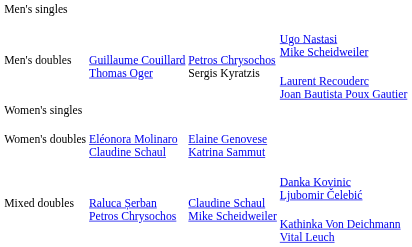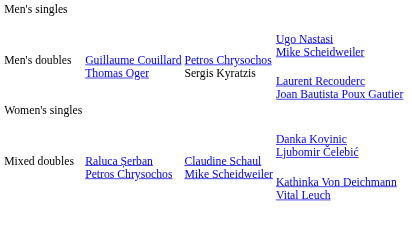- row: (45, 139)
